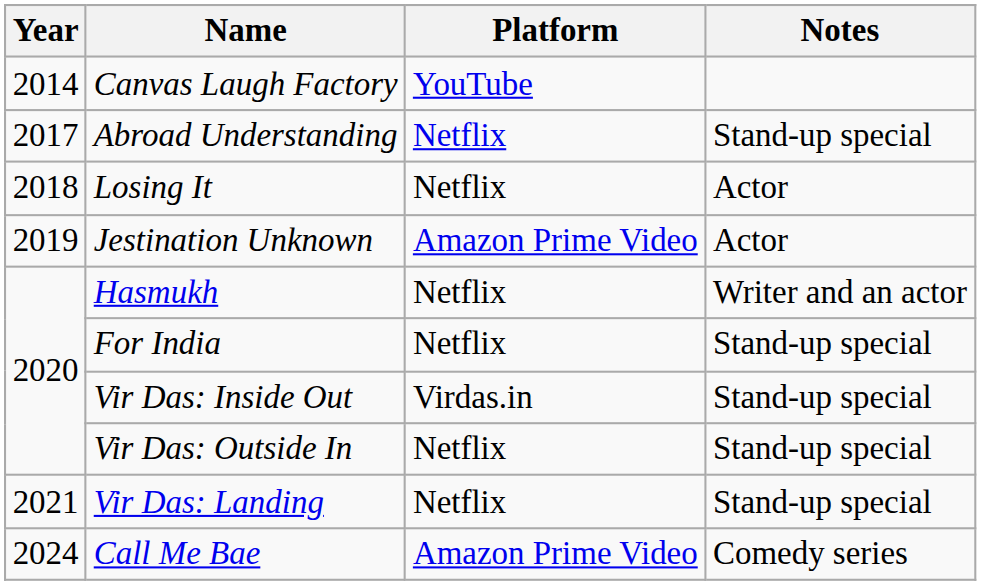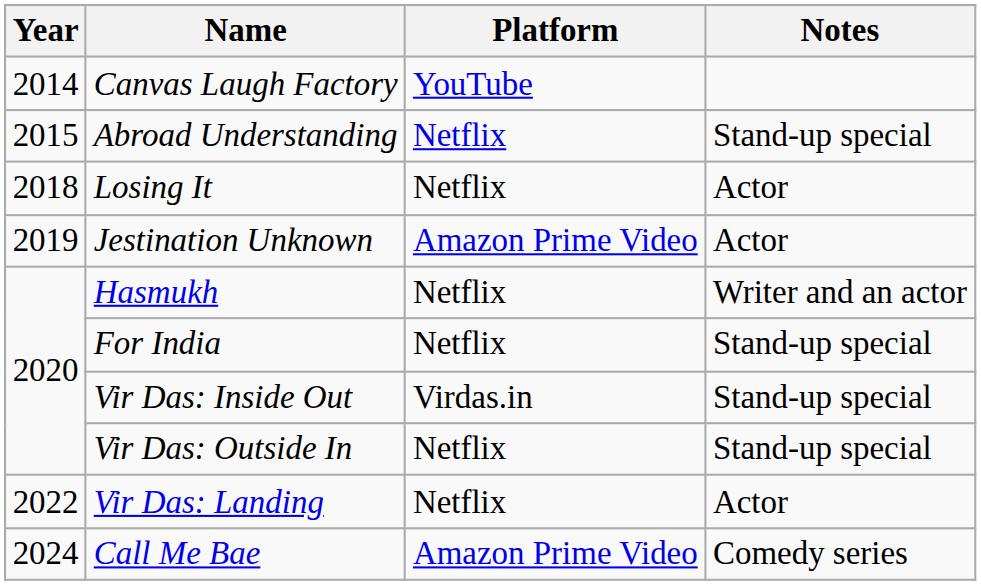(46, 135) 2017 -> (46, 135) 2015
(46, 501) 2021 -> (46, 501) 2022
(822, 501) Stand-up special -> (750, 501) Actor
